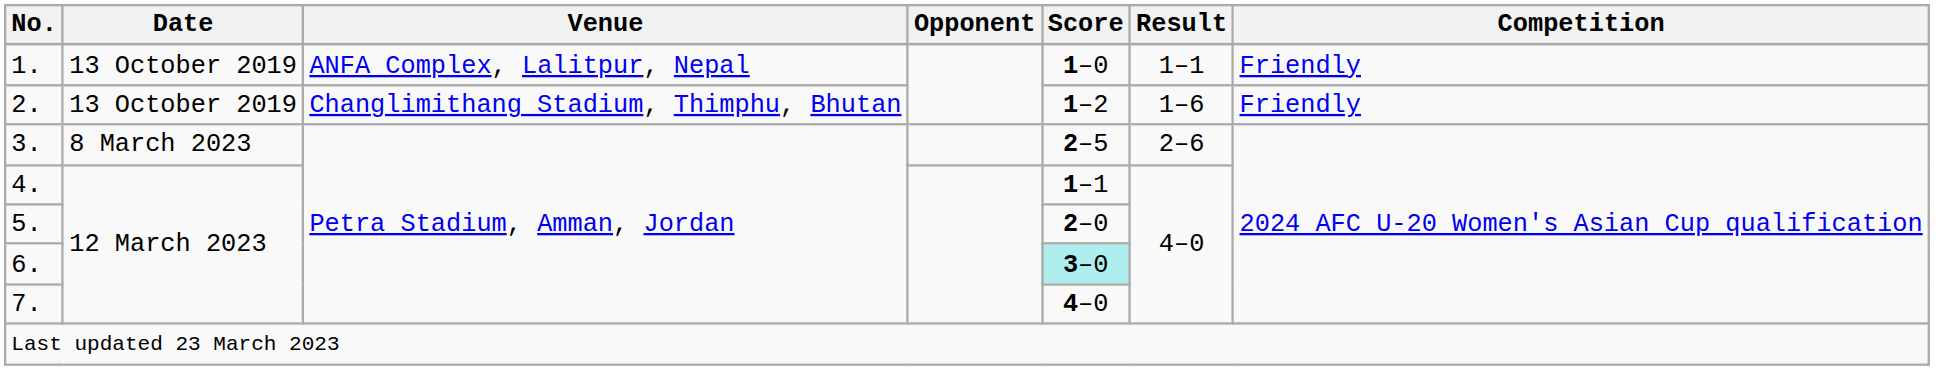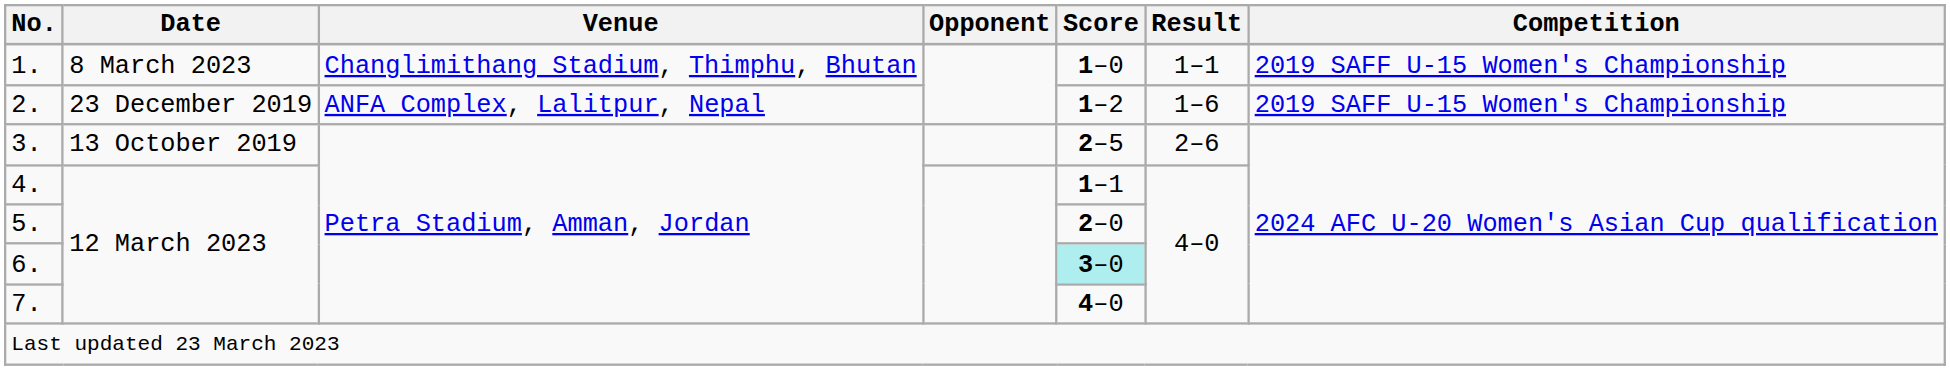(183, 65) 13 October 2019 -> (160, 65) 8 March 2023
(530, 65) ANFA Complex, Lalitpur, Nepal -> (621, 65) Changlimithang Stadium, Thimphu, Bhutan
(1300, 65) Friendly -> (1520, 65) 2019 SAFF U-15 Women's Championship
(183, 105) 13 October 2019 -> (191, 105) 23 December 2019
(605, 105) Changlimithang Stadium, Thimphu, Bhutan -> (545, 105) ANFA Complex, Lalitpur, Nepal
(1300, 105) Friendly -> (1520, 105) 2019 SAFF U-15 Women's Championship
(160, 145) 8 March 2023 -> (183, 145) 13 October 2019
